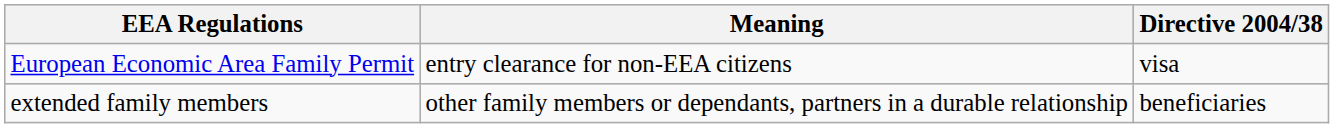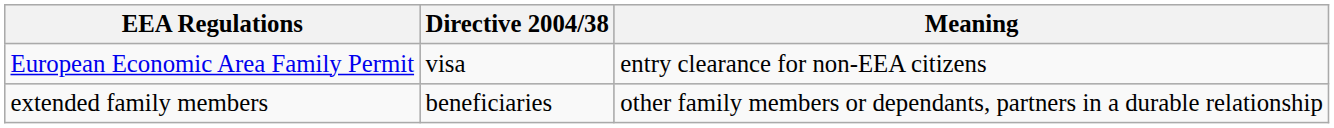columns swapped: (1231, 24) <-> (777, 24)
